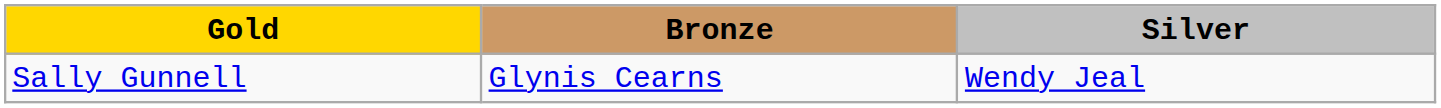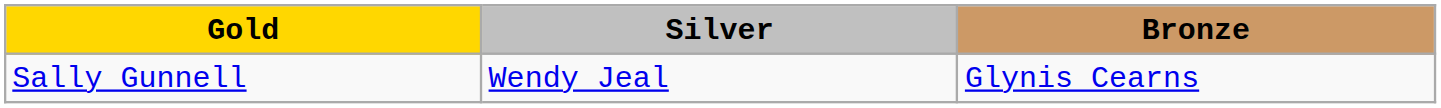columns swapped: (1196, 30) <-> (720, 30)
